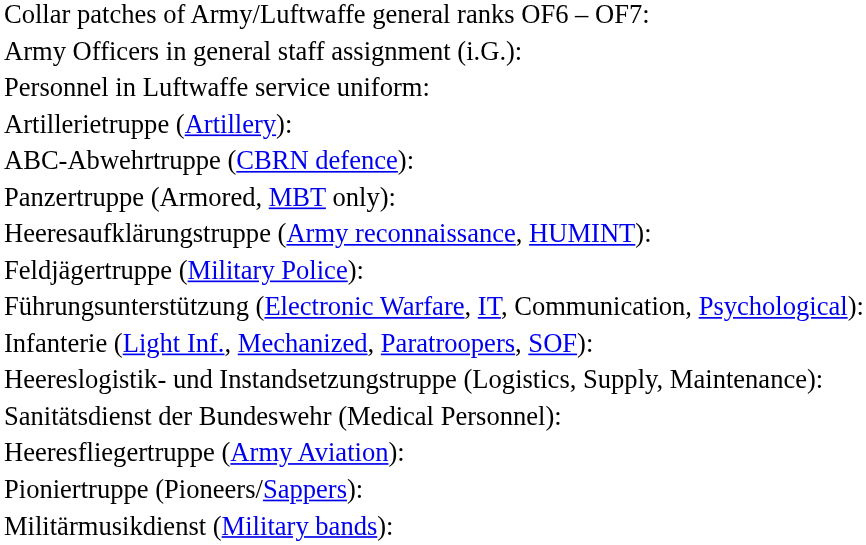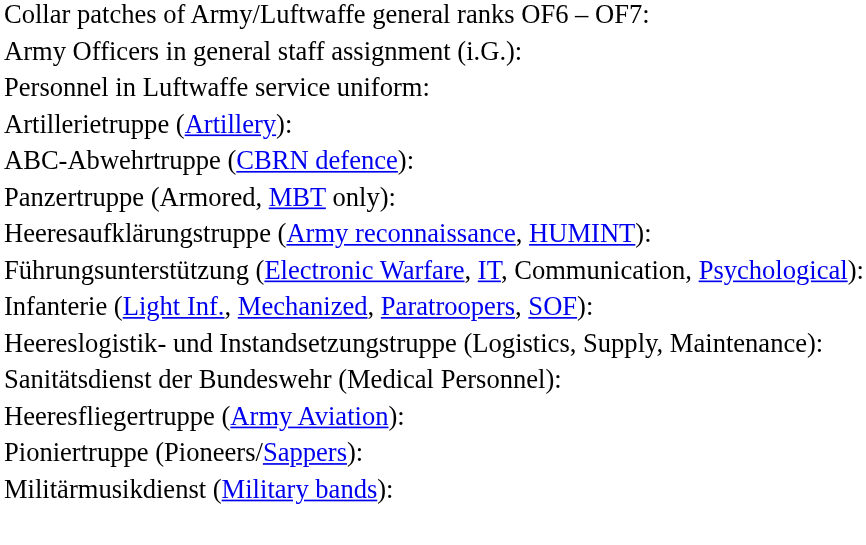- row: (184, 270)
